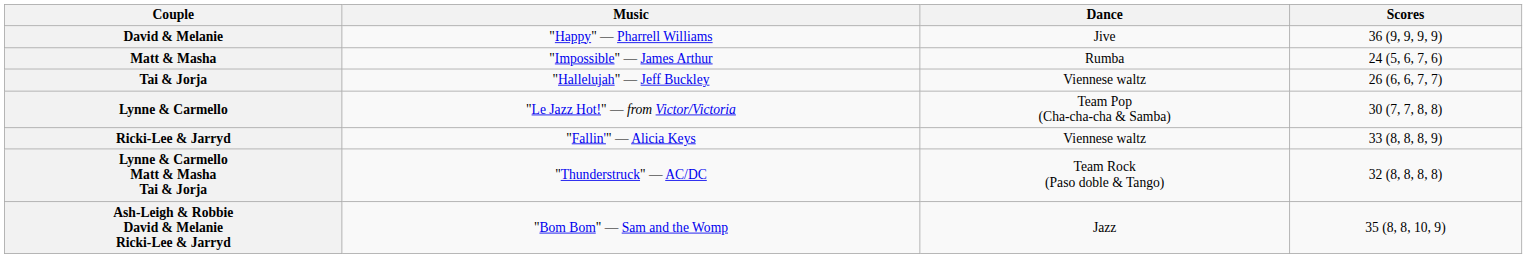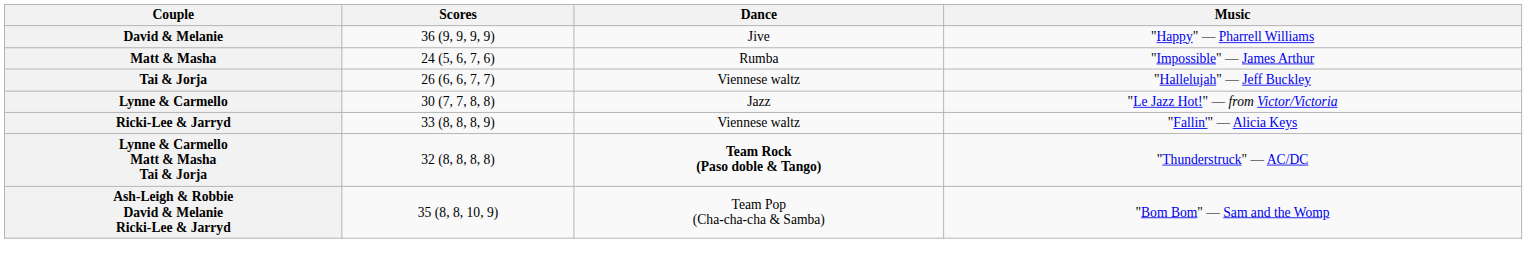columns swapped: (1405, 15) <-> (631, 15)
(1105, 109) Team Pop (Cha-cha-cha & Samba) -> (759, 101) Jazz
(1105, 175) normal -> (759, 159) bold
(1105, 227) Jazz -> (759, 212) Team Pop (Cha-cha-cha & Samba)
